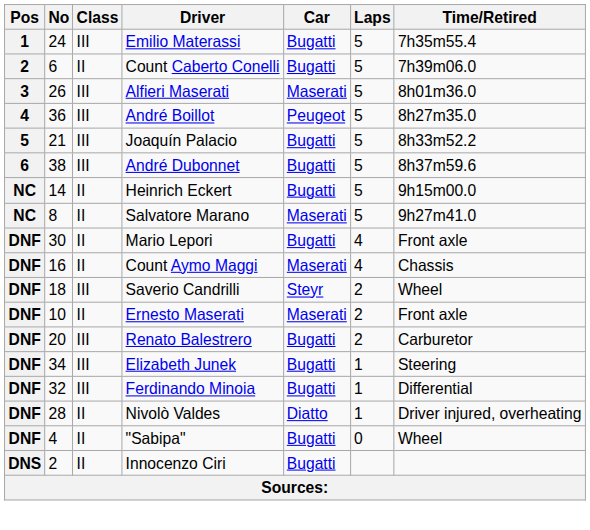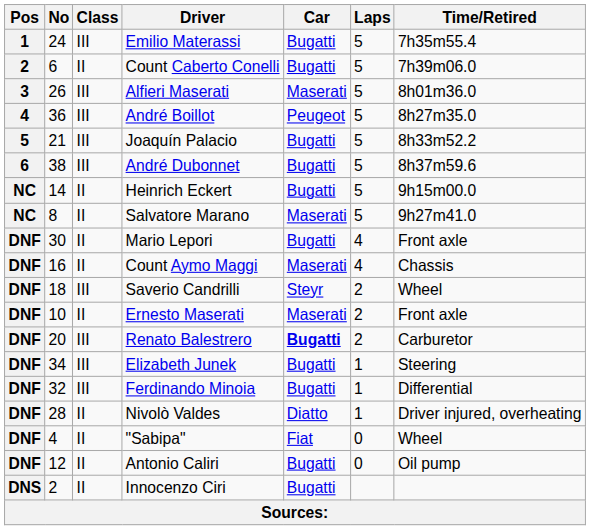(311, 339) normal -> (314, 339) bold
(311, 438) Bugatti -> (300, 438) Fiat
+ row: (172, 463)
